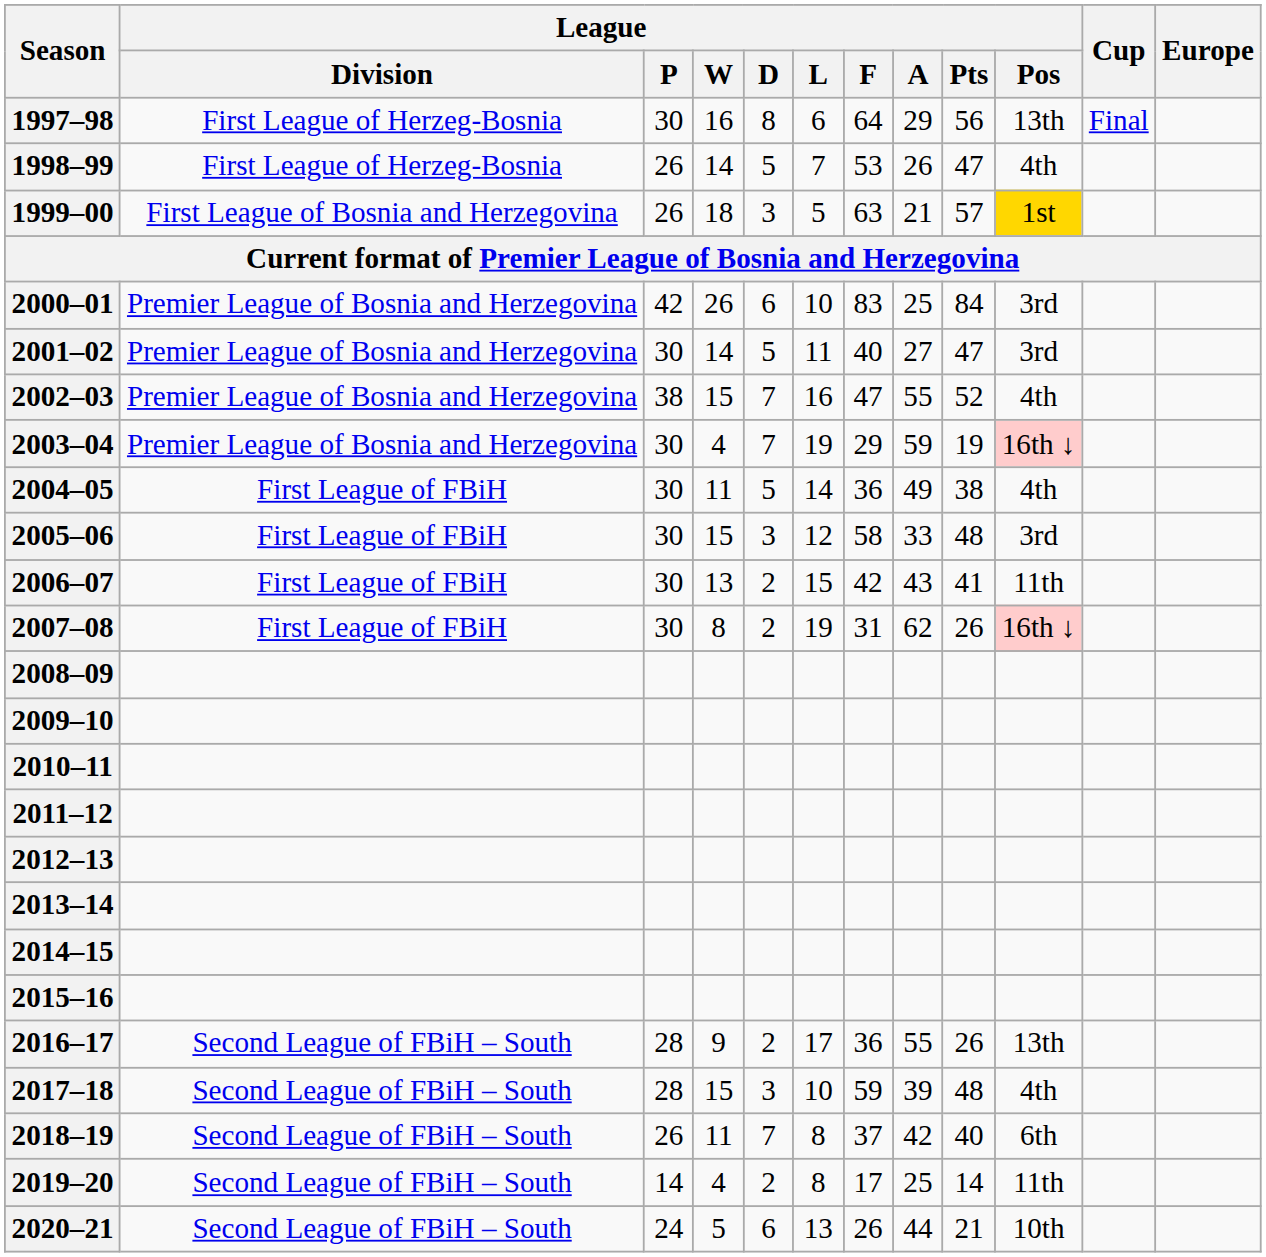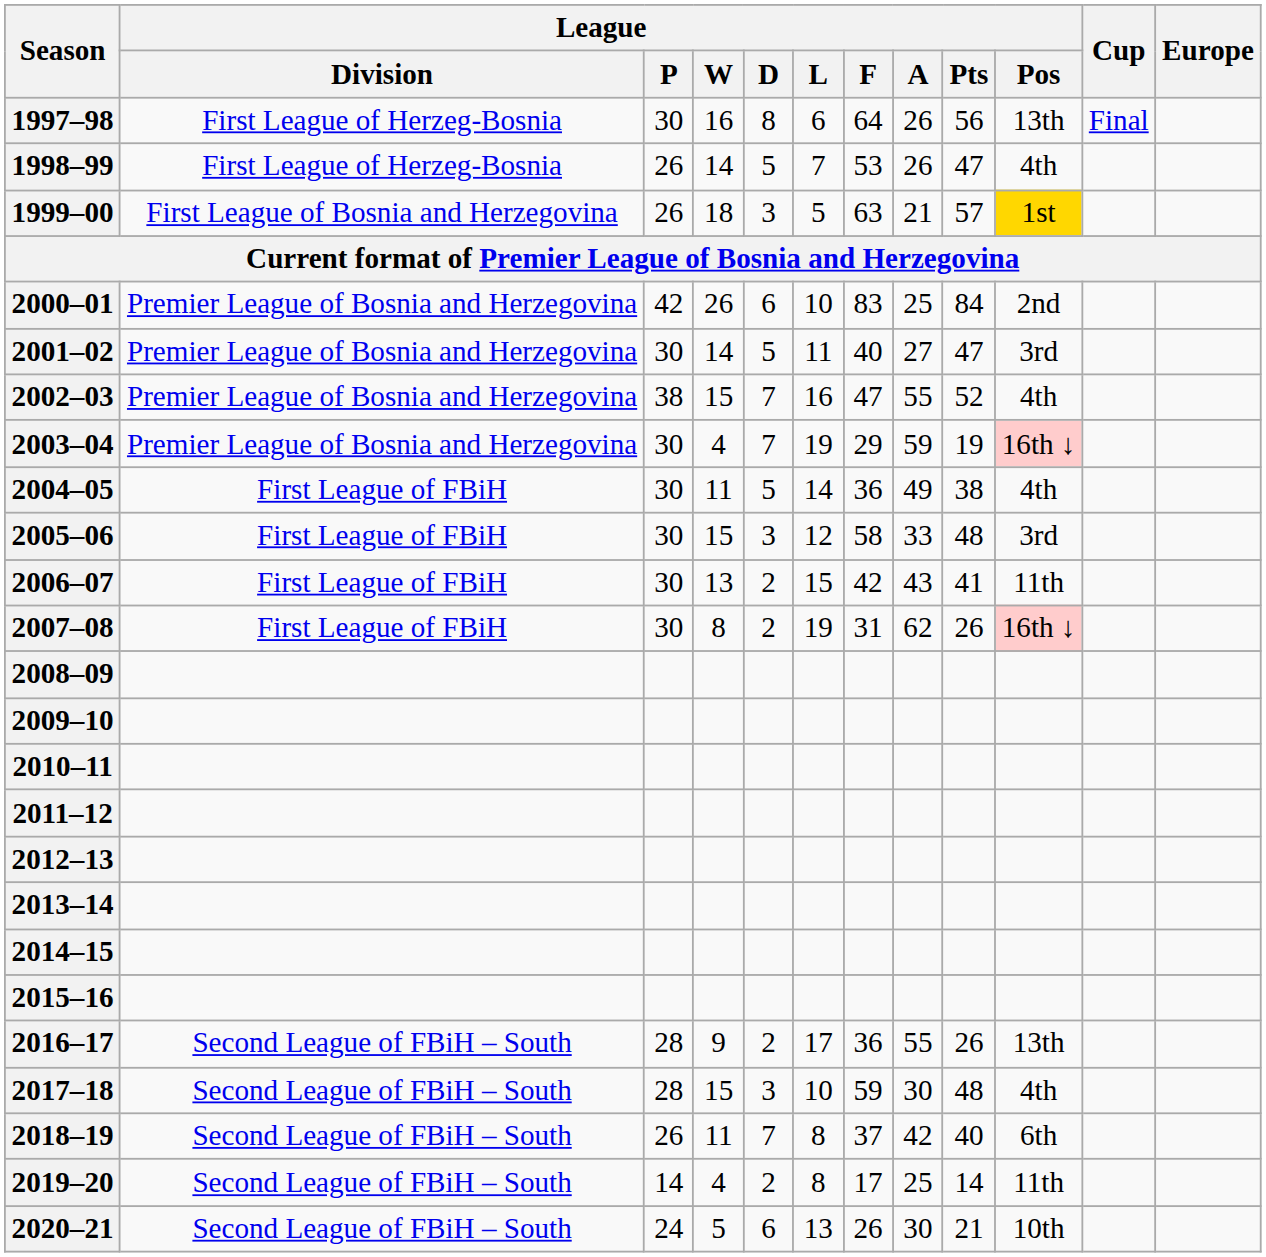(918, 119) 29 -> (918, 119) 26
(1039, 304) 3rd -> (1039, 304) 2nd
(918, 1089) 39 -> (918, 1089) 30
(918, 1228) 44 -> (918, 1228) 30
